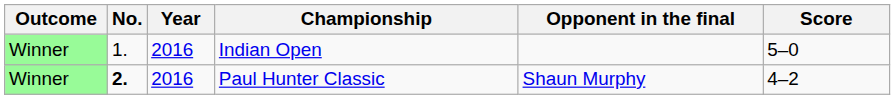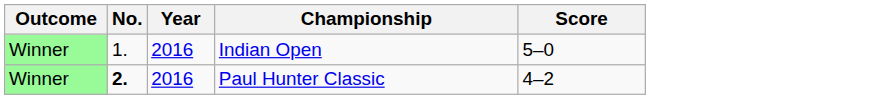- column: (641, 19)
